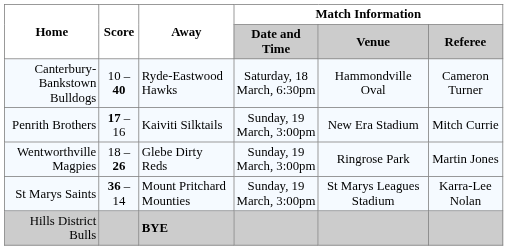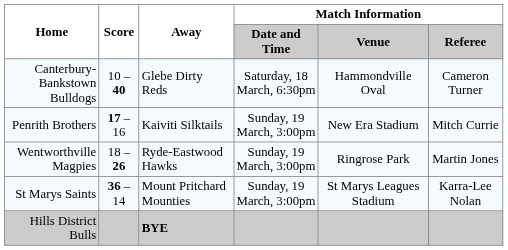(182, 83) Ryde-Eastwood Hawks -> (172, 83) Glebe Dirty Reds
(172, 159) Glebe Dirty Reds -> (182, 159) Ryde-Eastwood Hawks
